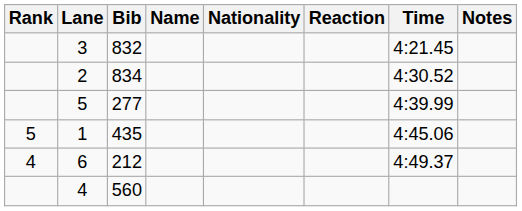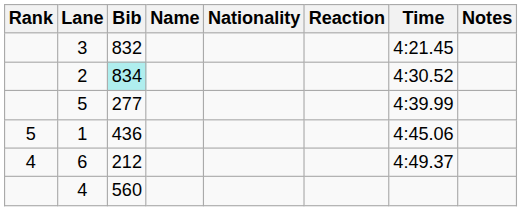(127, 76) no background -> (127, 76) paleturquoise background
(127, 133) 435 -> (127, 133) 436
